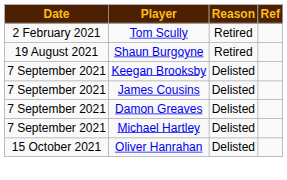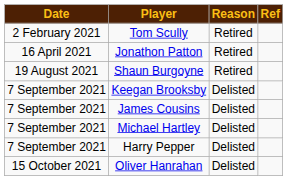+ row: (159, 52)
- row: (159, 109)
+ row: (159, 147)
